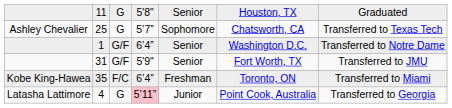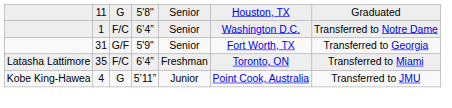- row: (101, 29)
(120, 45) G/F -> (120, 29) F/C
(383, 62) Transferred to JMU -> (376, 45) Transferred to Georgia
(49, 78) Kobe King-Hawea -> (49, 62) Latasha Lattimore
(49, 95) Latasha Lattimore -> (49, 78) Kobe King-Hawea
(145, 95) pink background -> (145, 78) no background
(383, 95) Transferred to Georgia -> (376, 78) Transferred to JMU
